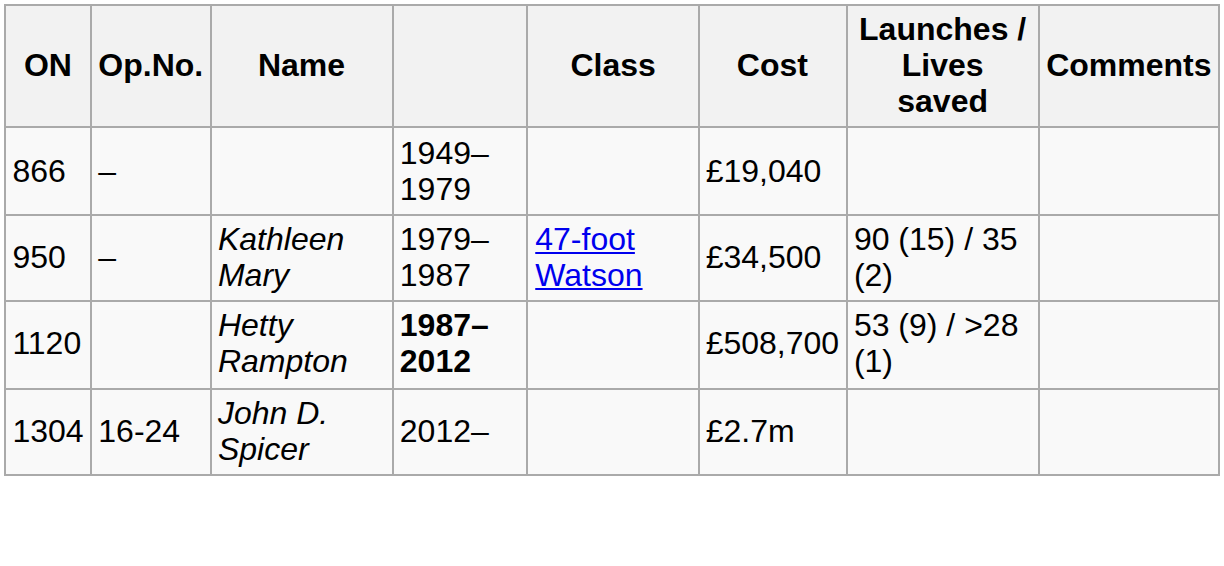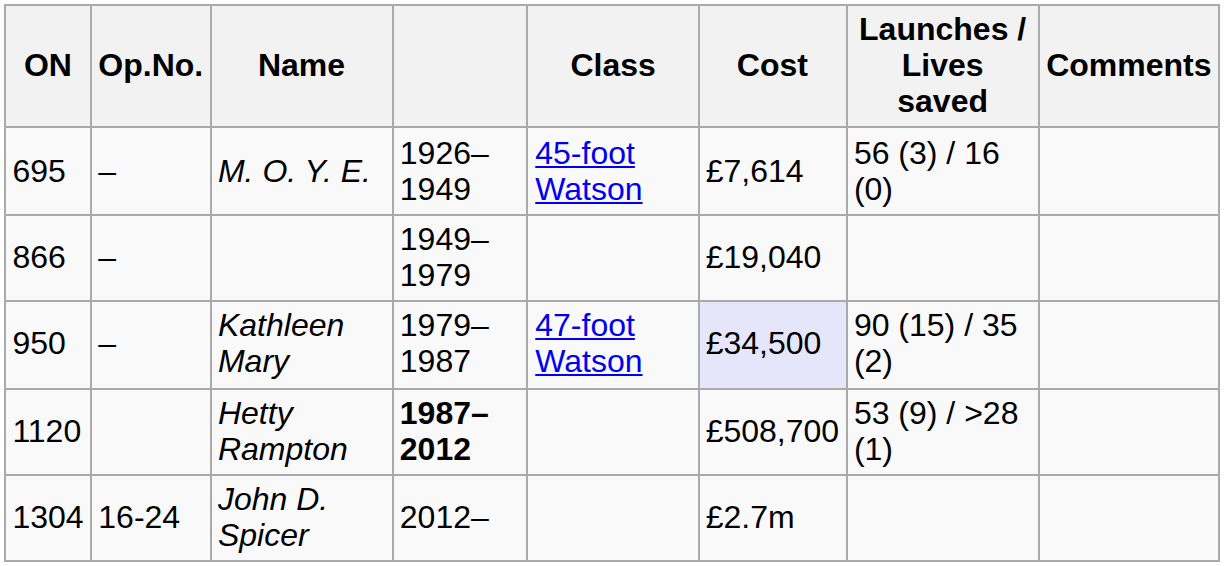+ row: (39, 170)
(764, 257) no background -> (764, 344) lavender background
